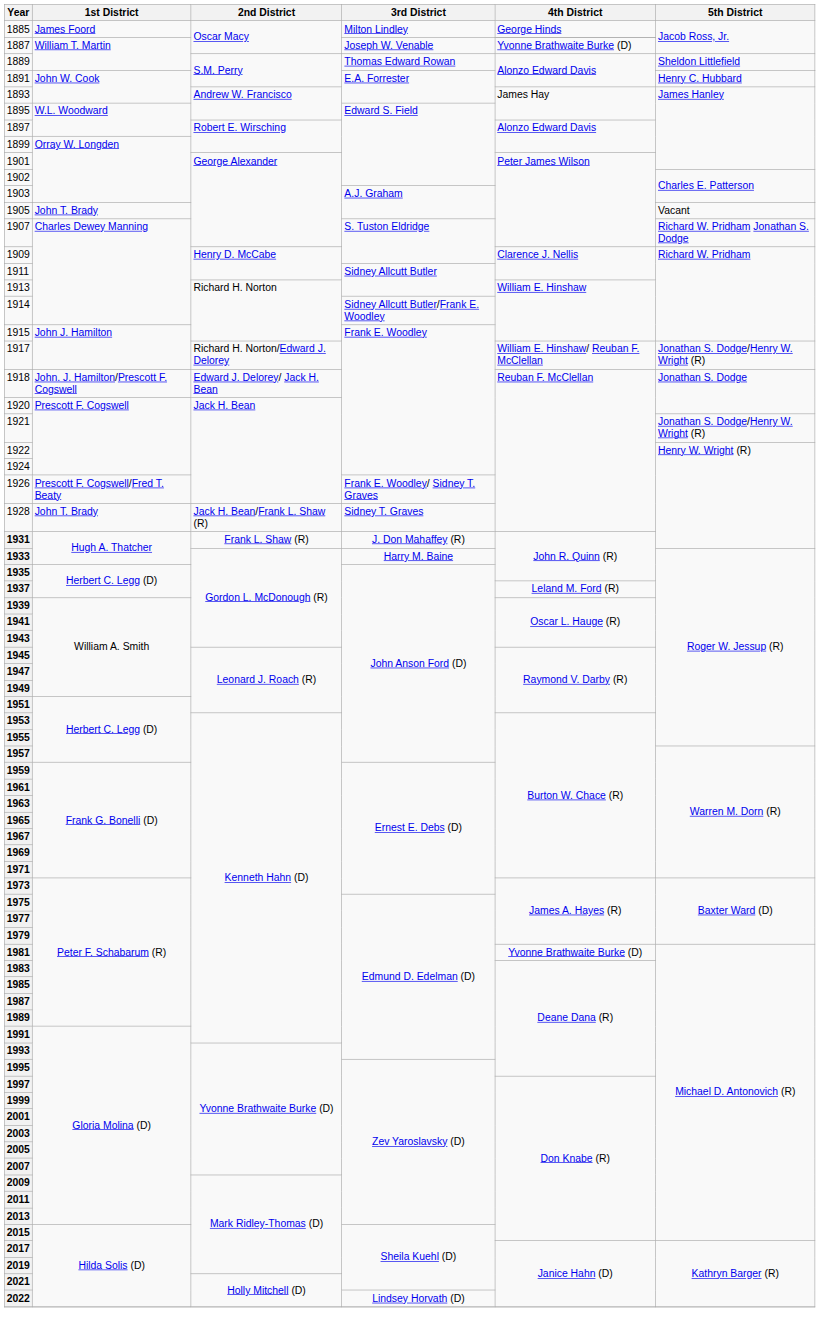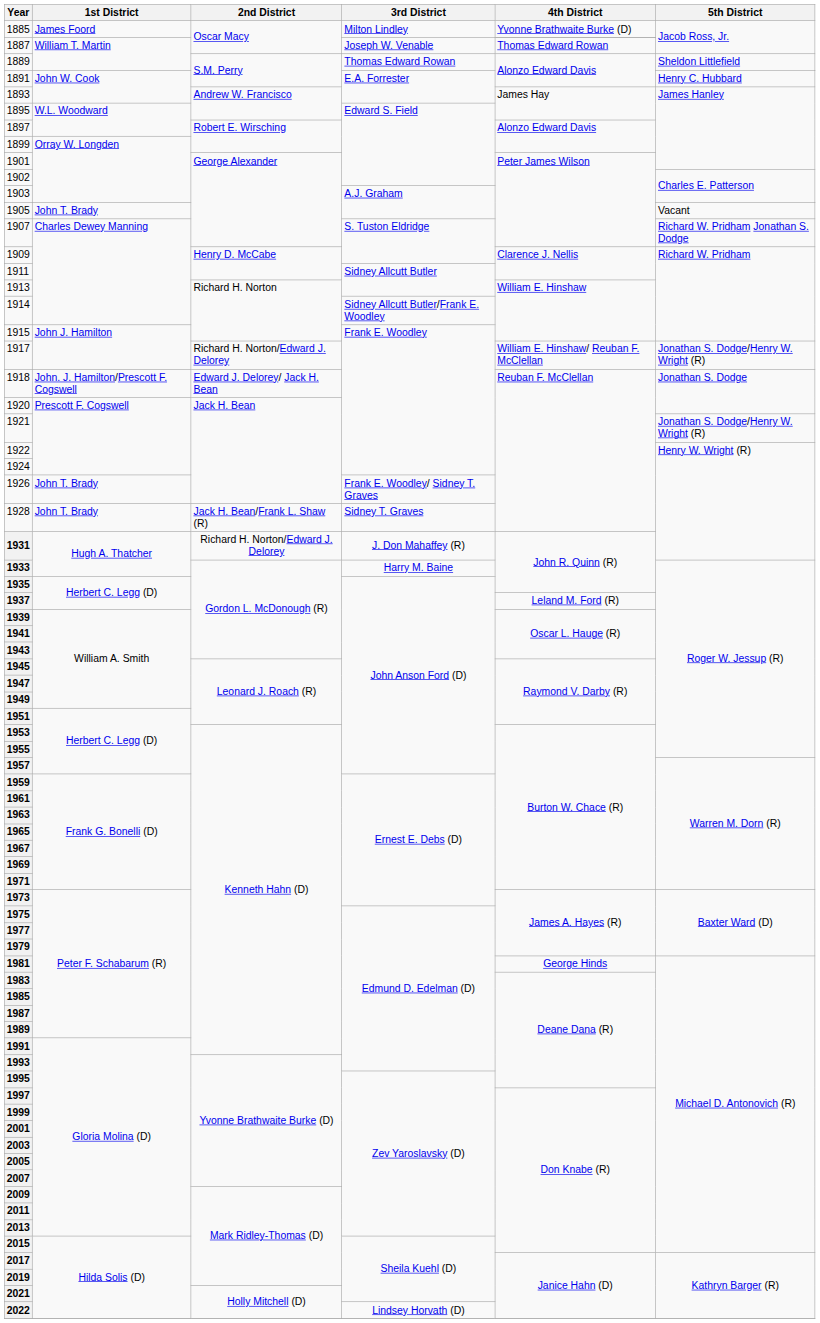(529, 29) George Hinds -> (564, 29) Yvonne Brathwaite Burke (D)
(564, 45) Yvonne Brathwaite Burke (D) -> (553, 45) Thomas Edward Rowan
(99, 489) Prescott F. Cogswell/Fred T. Beaty -> (66, 483) John T. Brady
(267, 539) Frank L. Shaw (R) -> (267, 545) Richard H. Norton/Edward J. Delorey
(575, 952) Yvonne Brathwaite Burke (D) -> (575, 964) George Hinds
